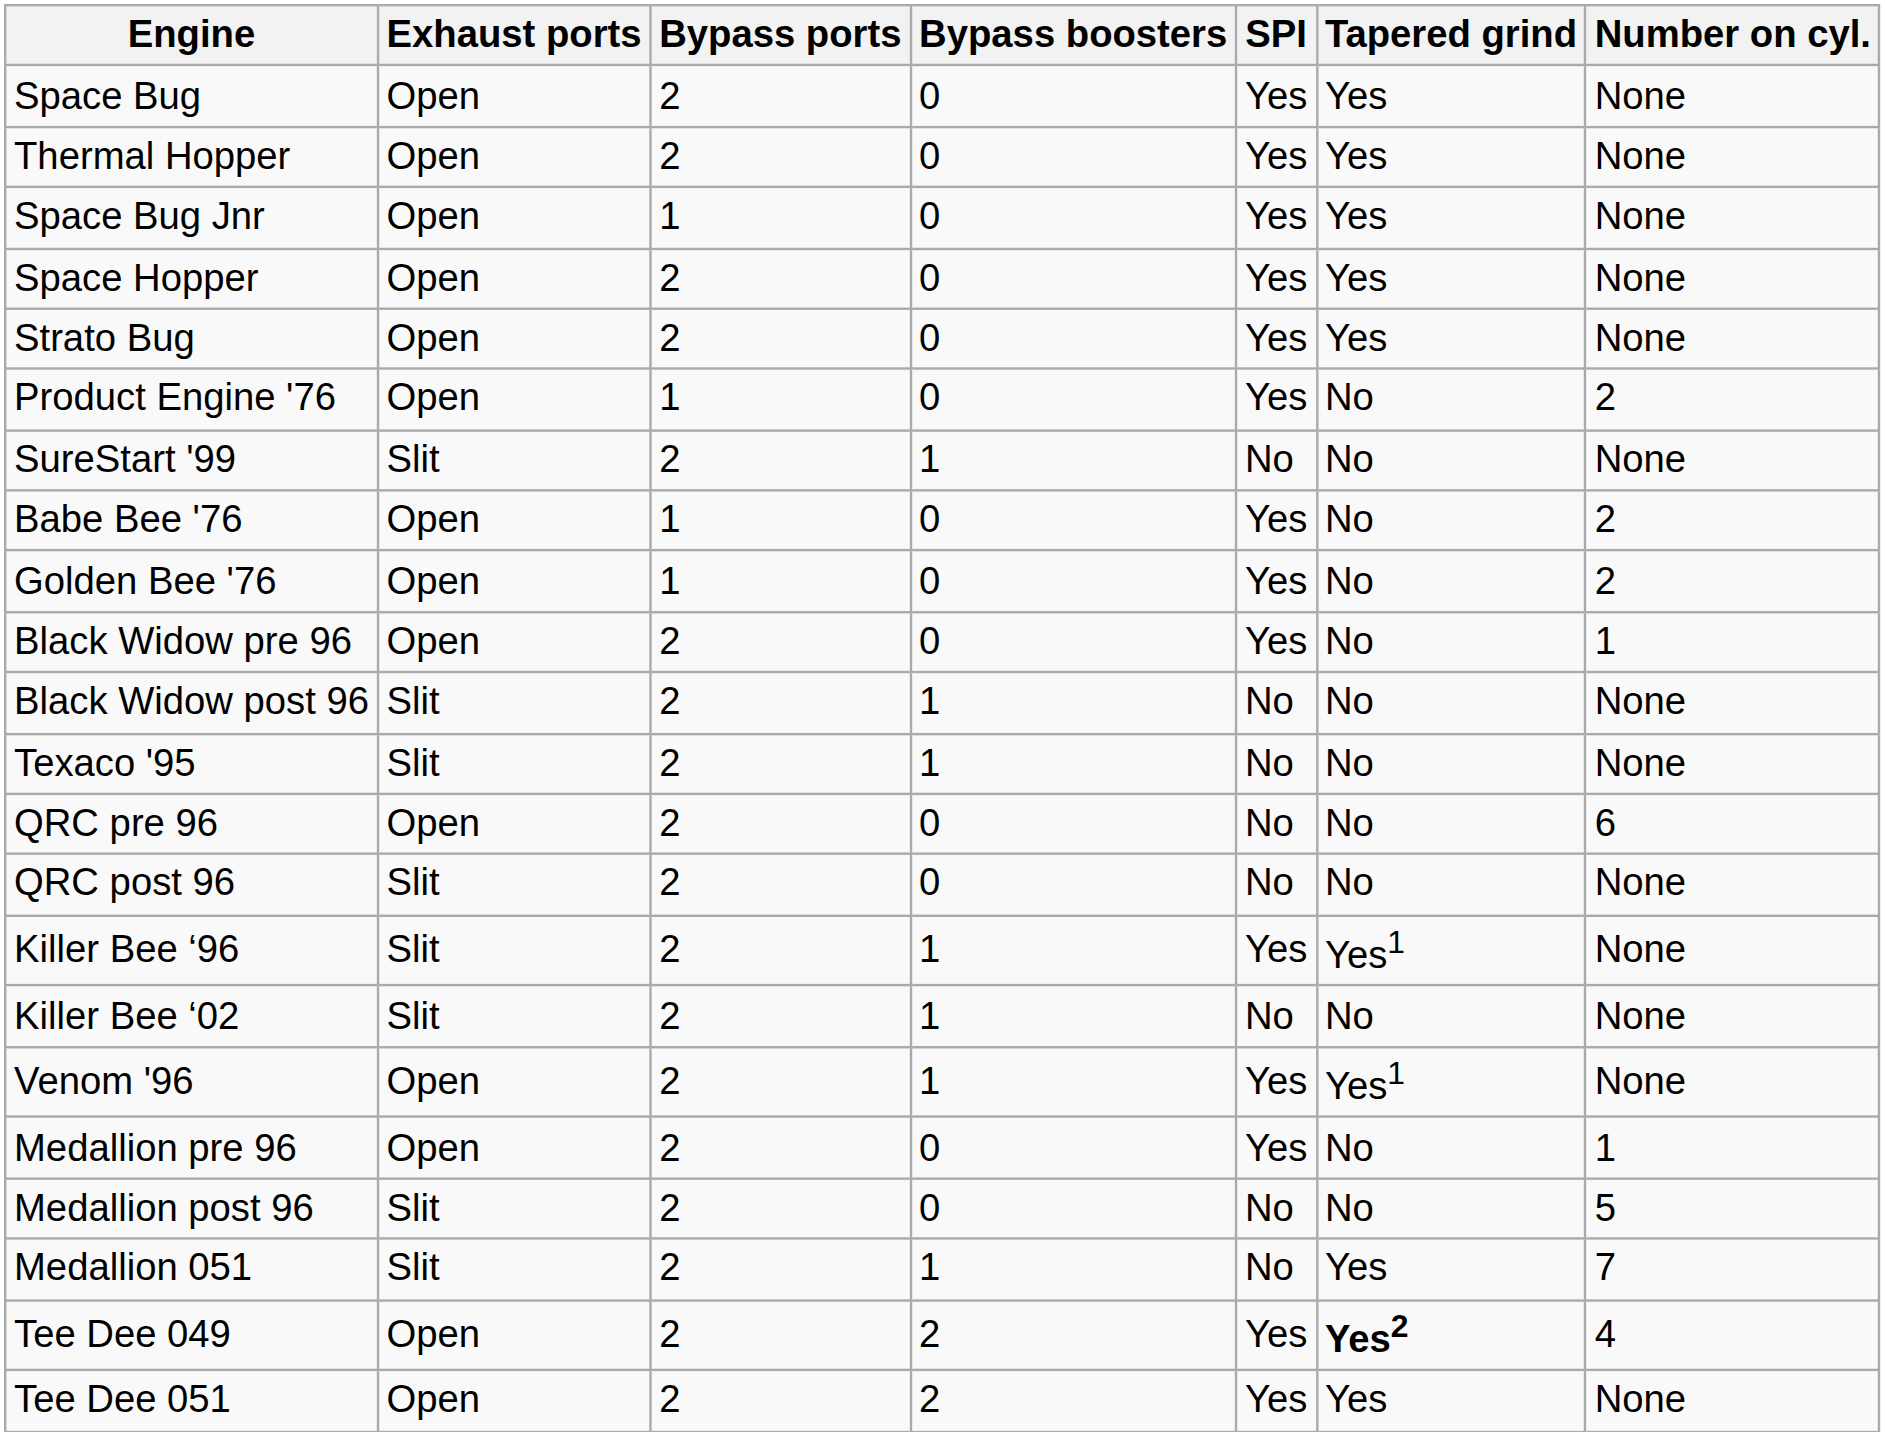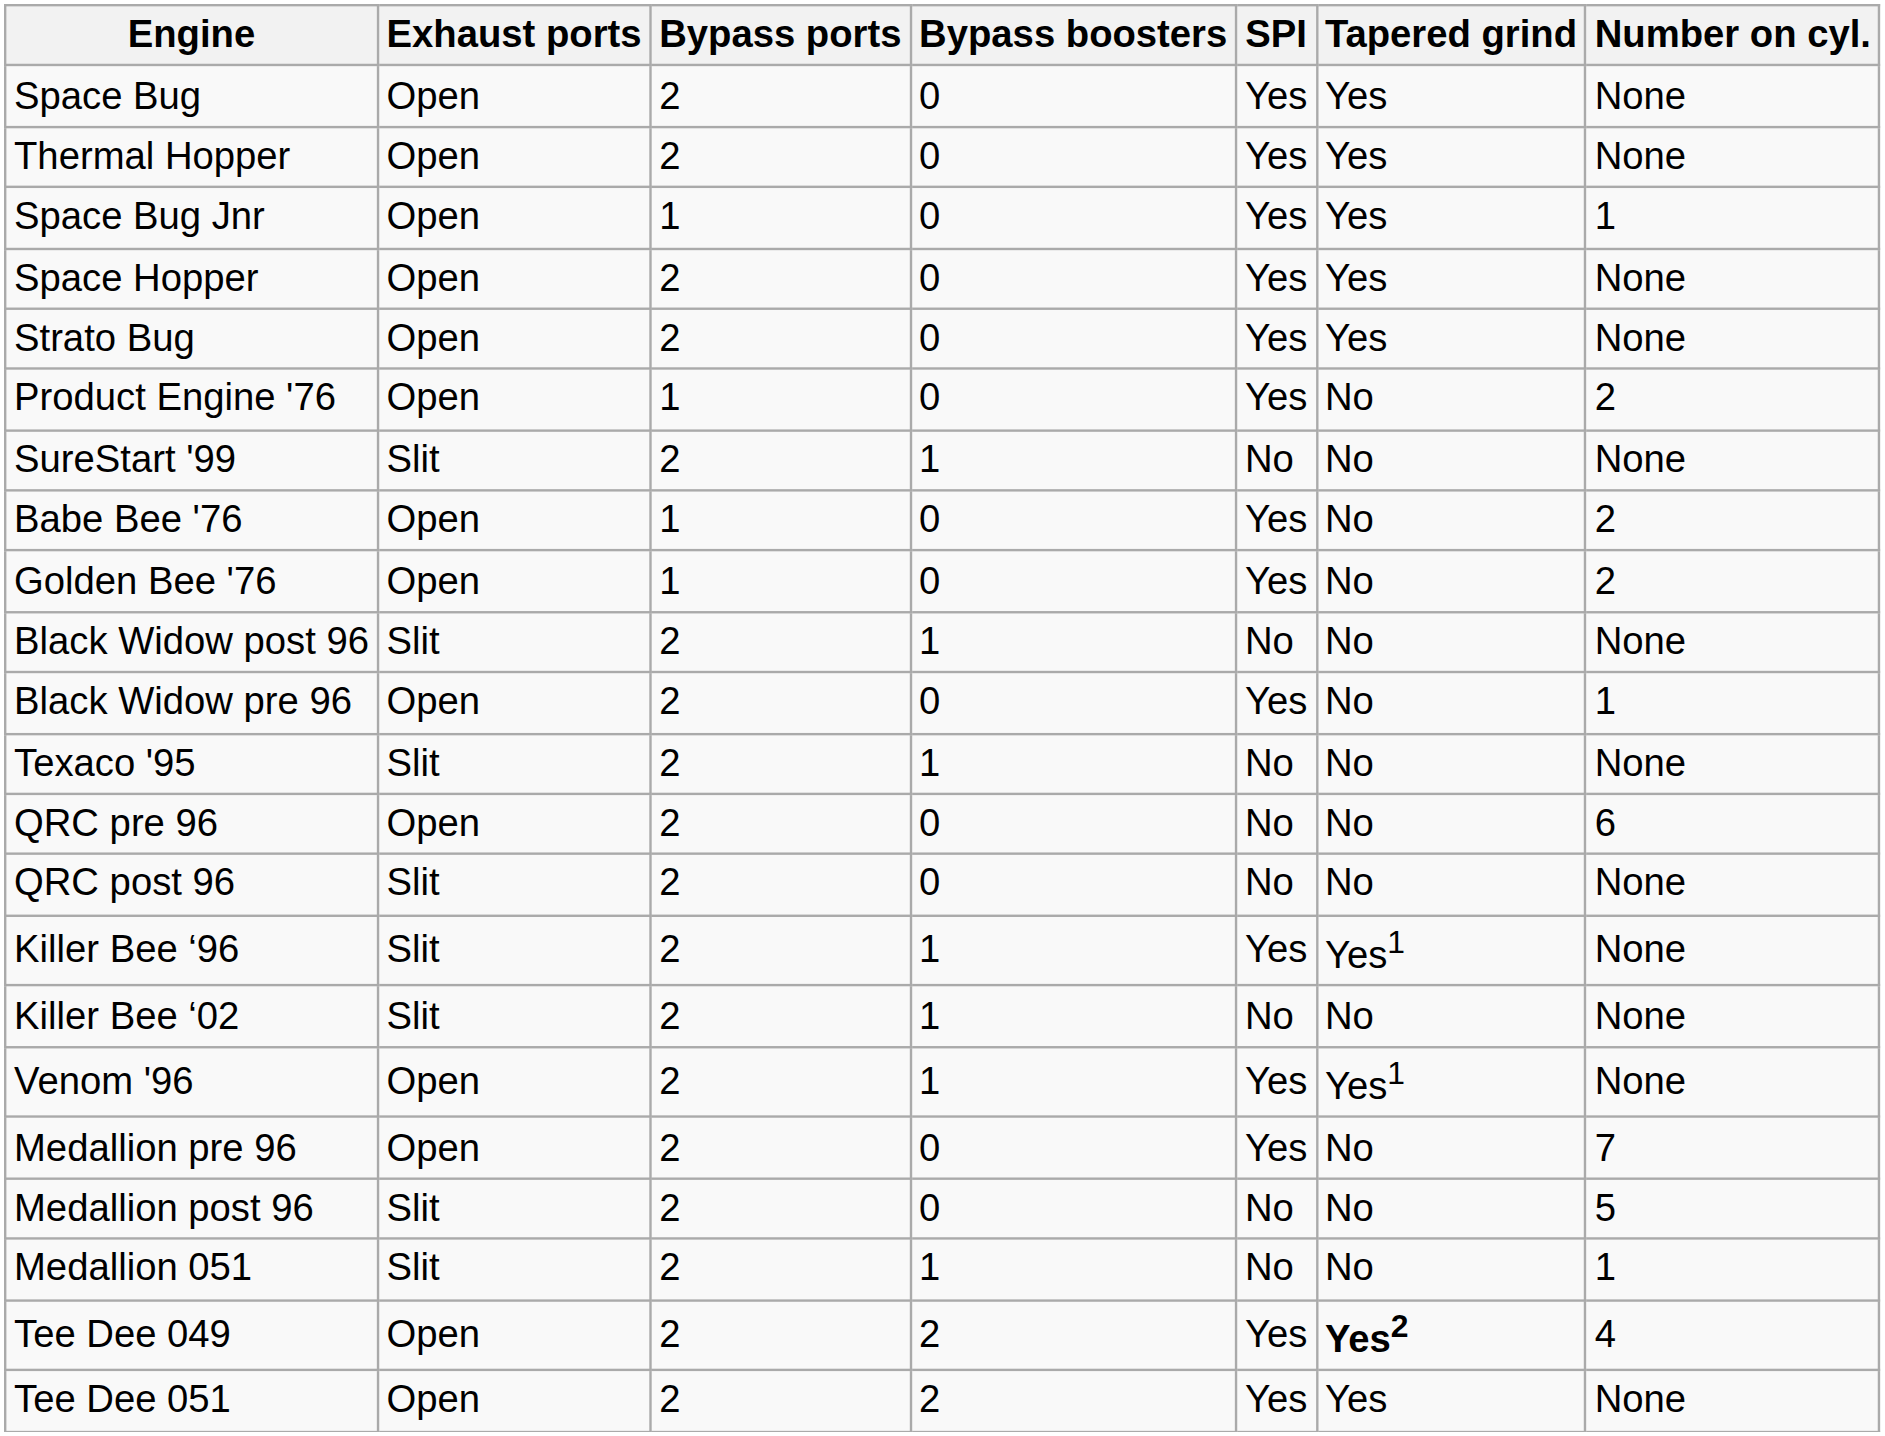(1640, 216) None -> (1605, 216) 1
rows swapped: (183, 641) <-> (191, 701)
(1605, 1147) 1 -> (1605, 1147) 7
(1356, 1268) Yes -> (1349, 1268) No
(1605, 1268) 7 -> (1605, 1268) 1
